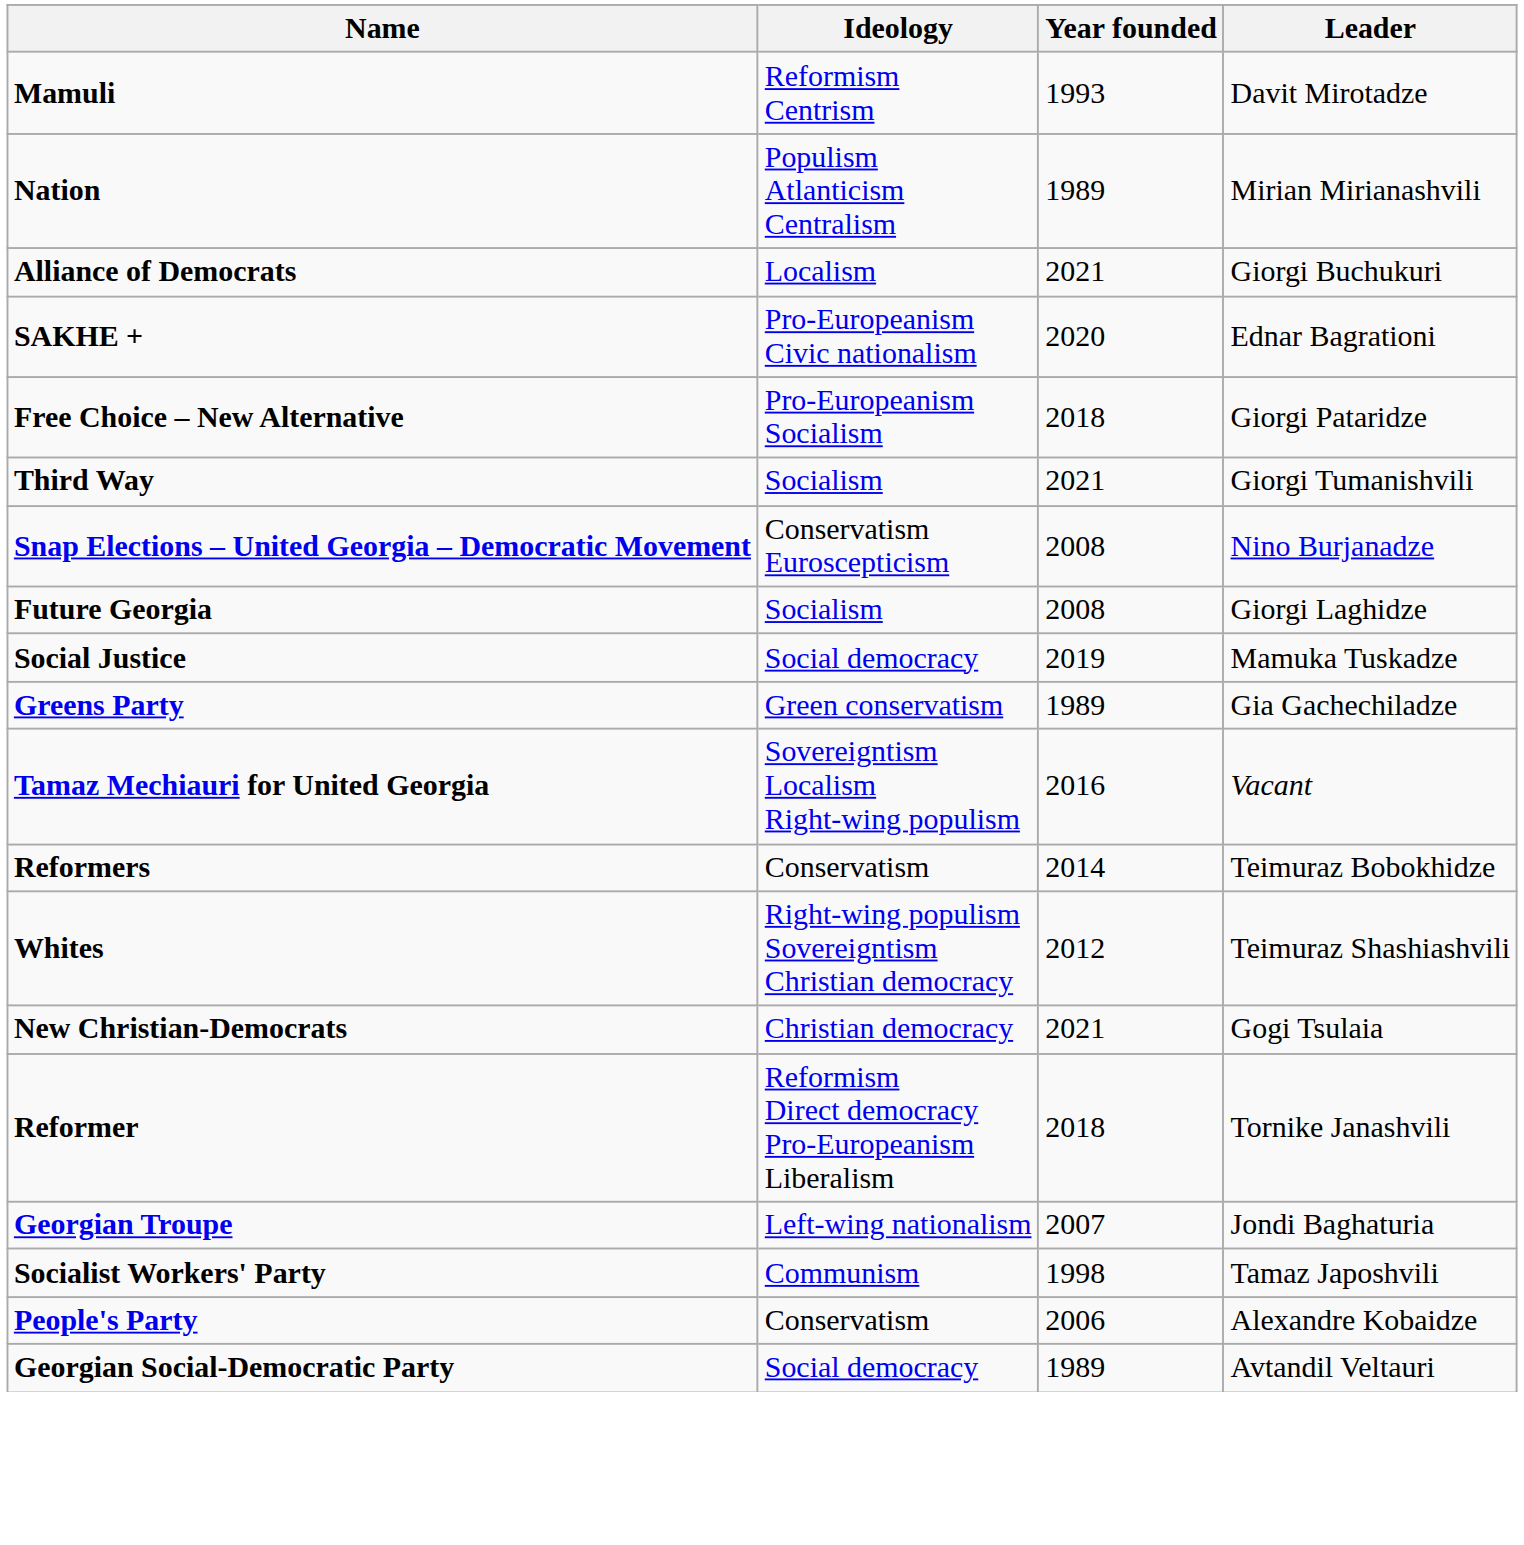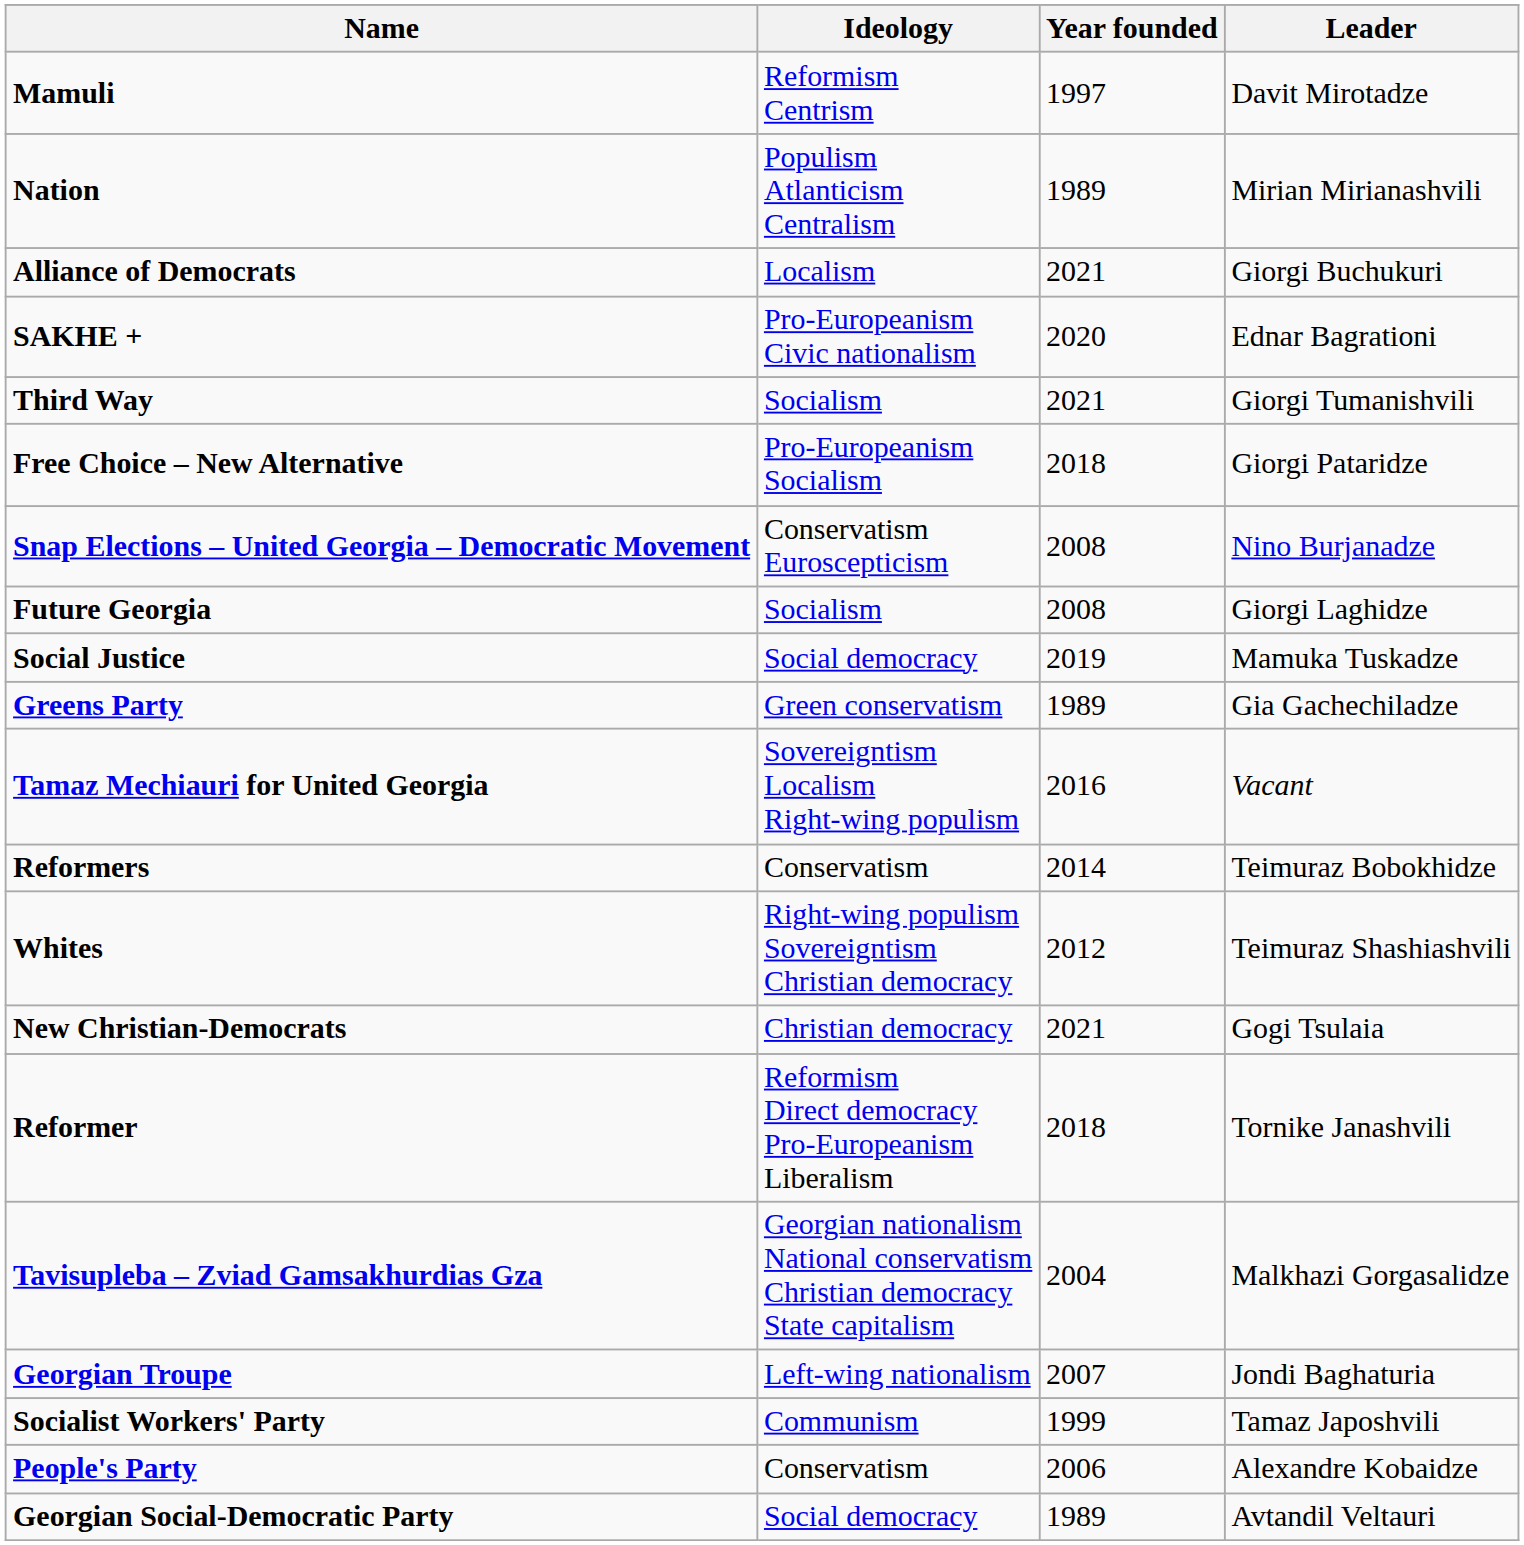(1075, 92) 1993 -> (1076, 92) 1997
rows swapped: (209, 416) <-> (84, 481)
+ row: (278, 1275)
(1075, 1272) 1998 -> (1076, 1420) 1999
